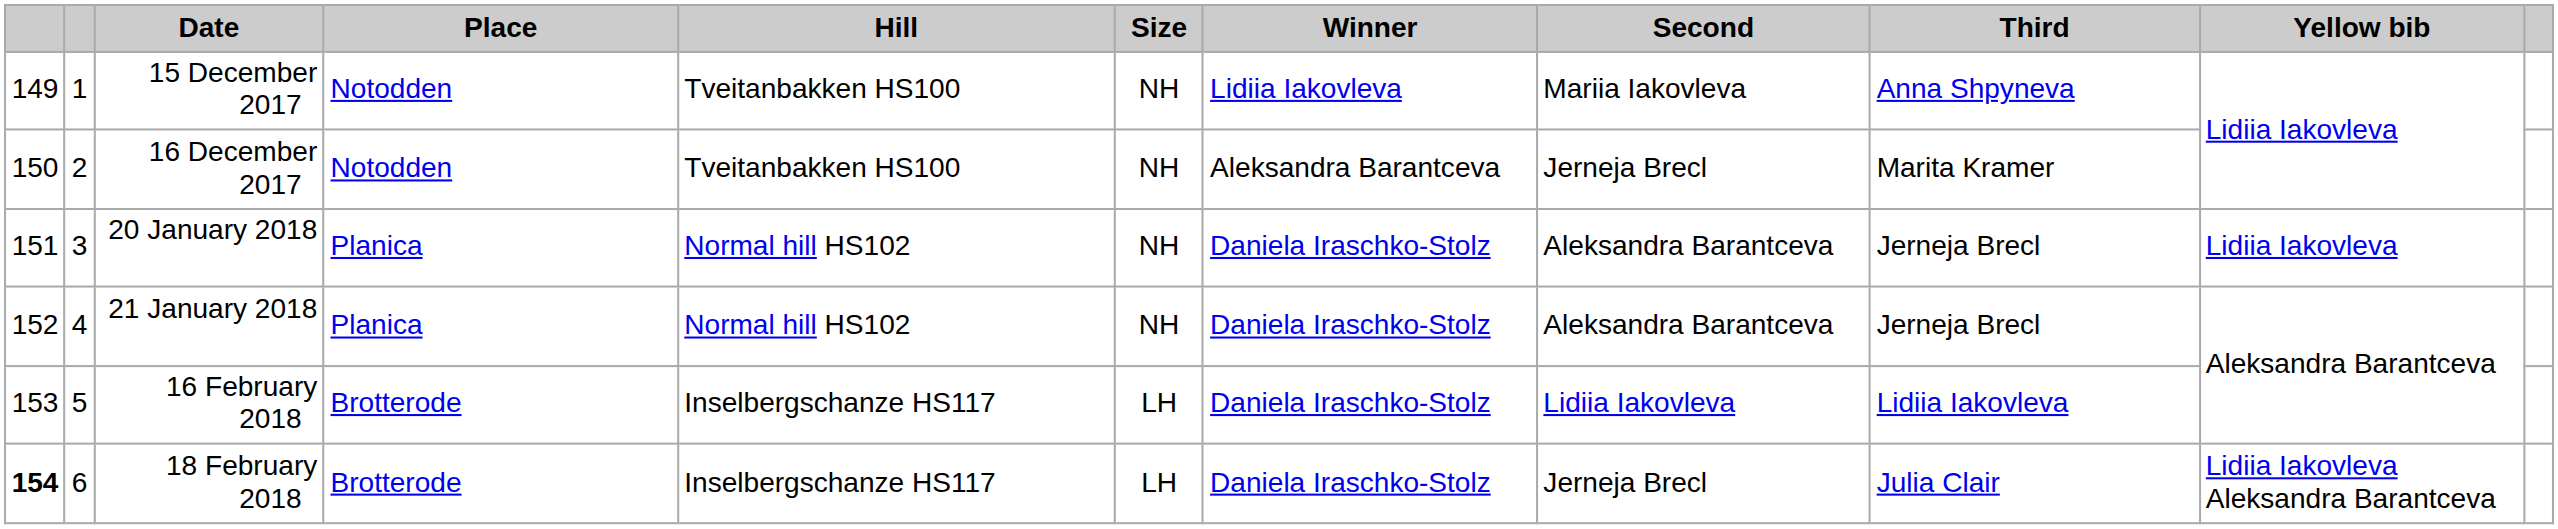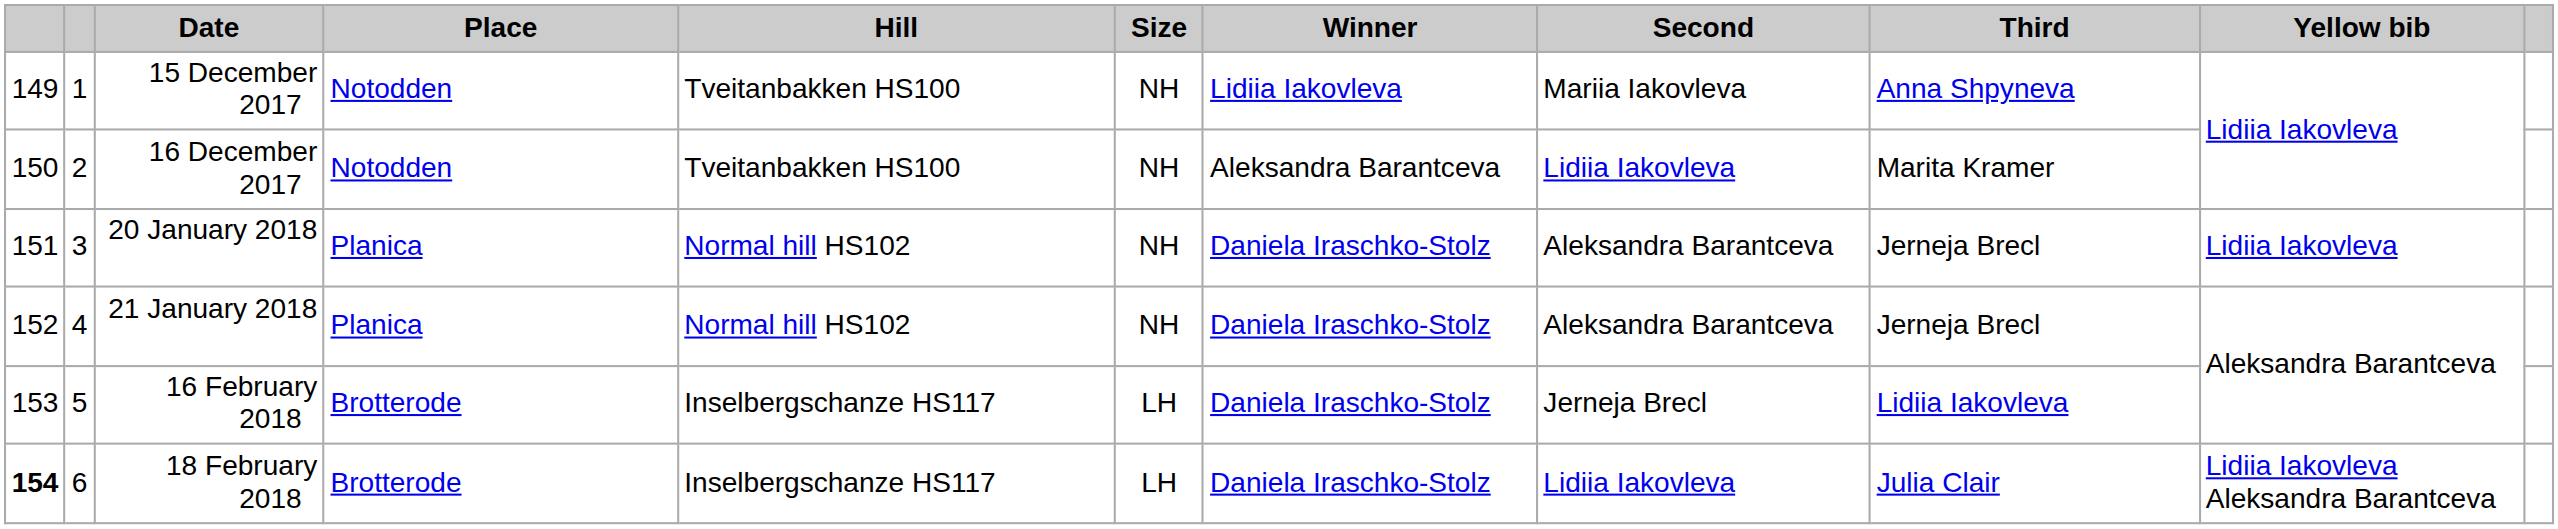(1625, 167) Jerneja Brecl -> (1639, 167) Lidiia Iakovleva
(1639, 403) Lidiia Iakovleva -> (1625, 403) Jerneja Brecl
(1625, 482) Jerneja Brecl -> (1639, 482) Lidiia Iakovleva
